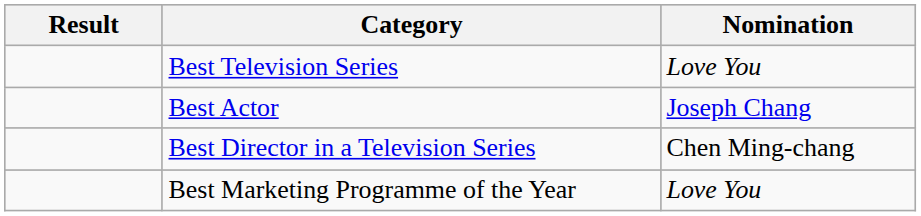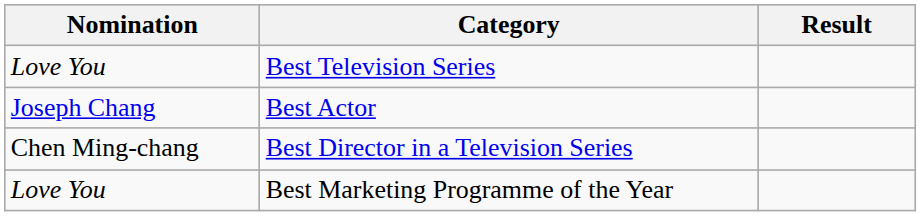columns swapped: (788, 25) <-> (84, 25)
